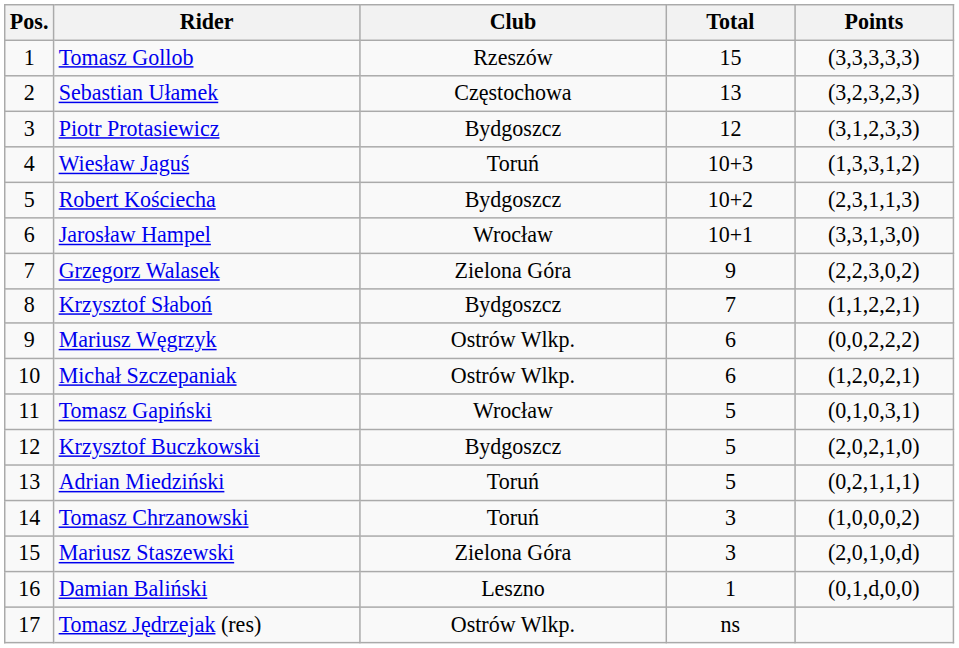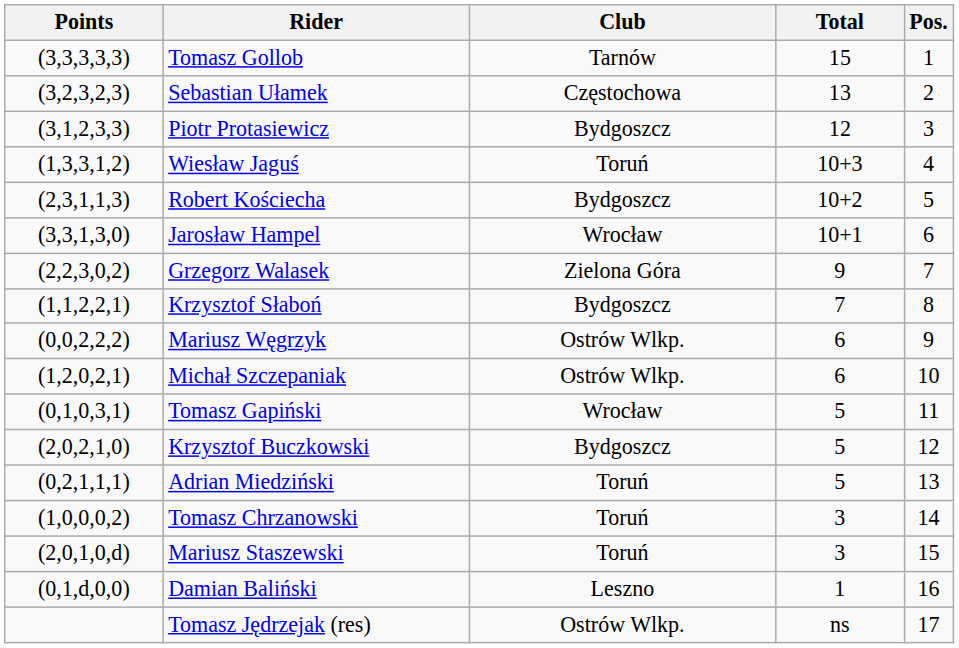columns swapped: (29, 22) <-> (874, 22)
(513, 57) Rzeszów -> (622, 57) Tarnów
(513, 553) Zielona Góra -> (622, 553) Toruń
